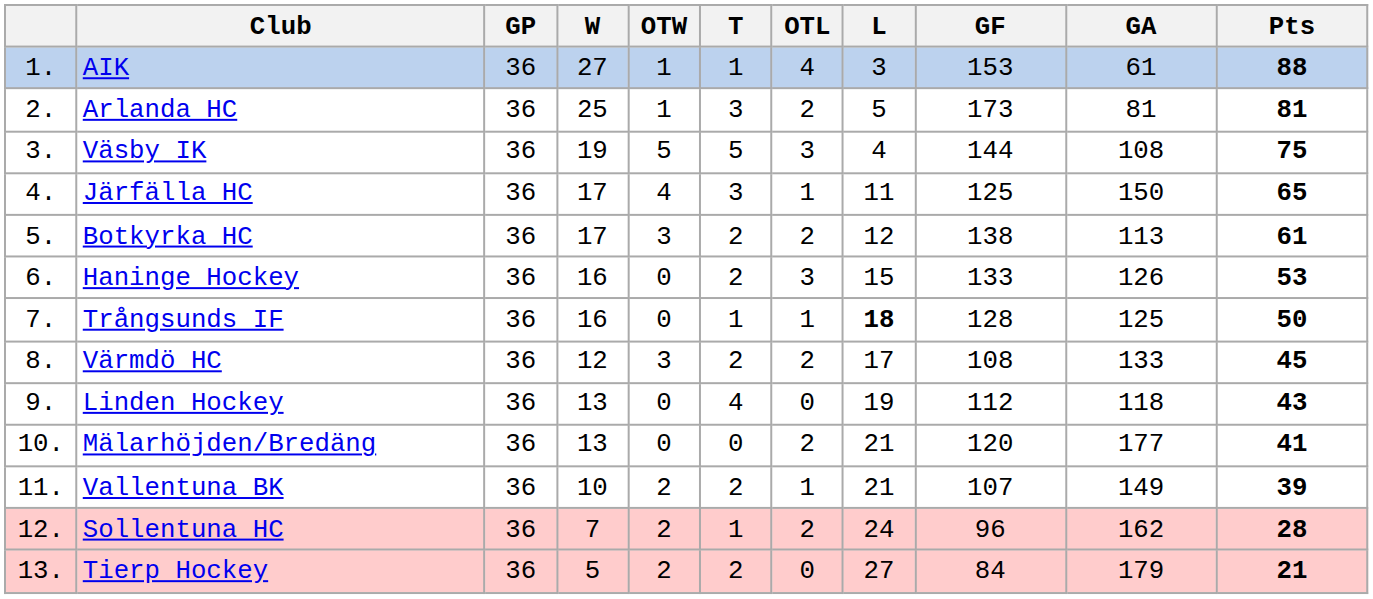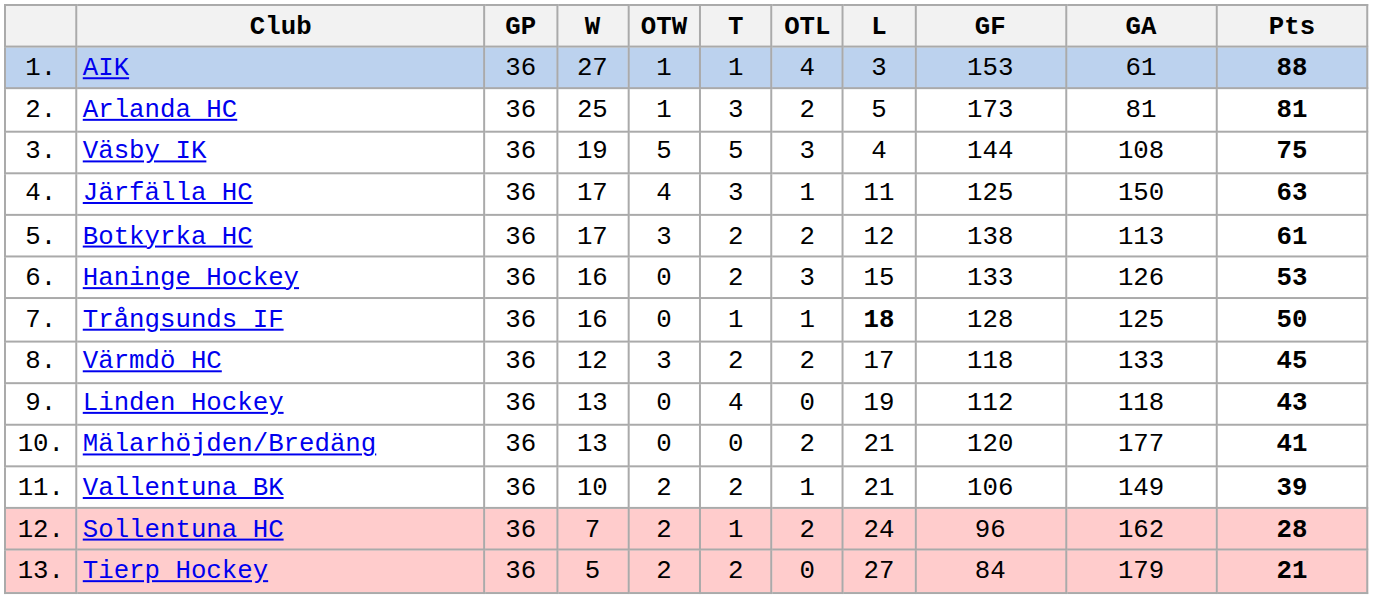(1292, 194) 65 -> (1292, 194) 63
(990, 362) 108 -> (990, 362) 118
(990, 487) 107 -> (990, 487) 106
